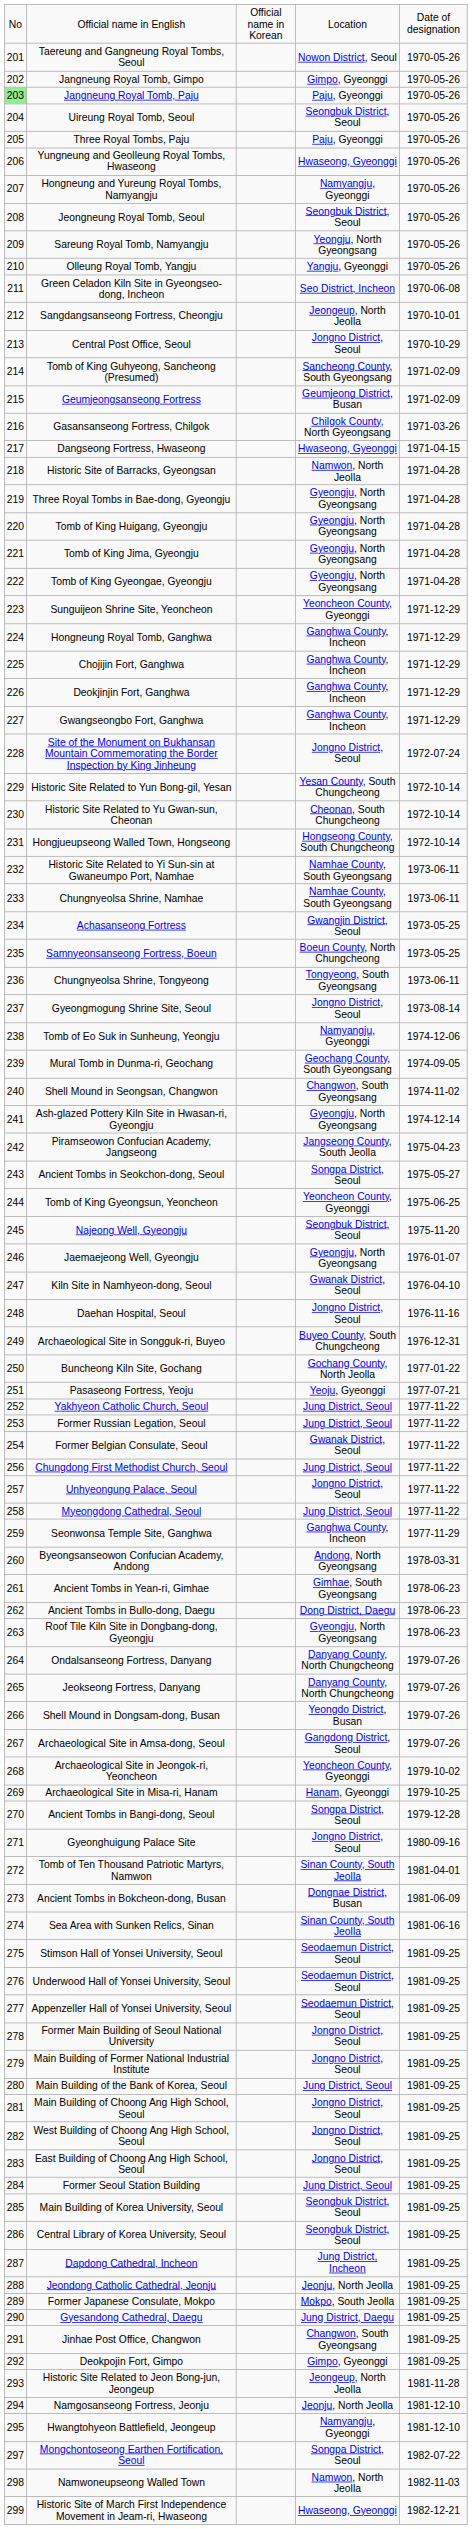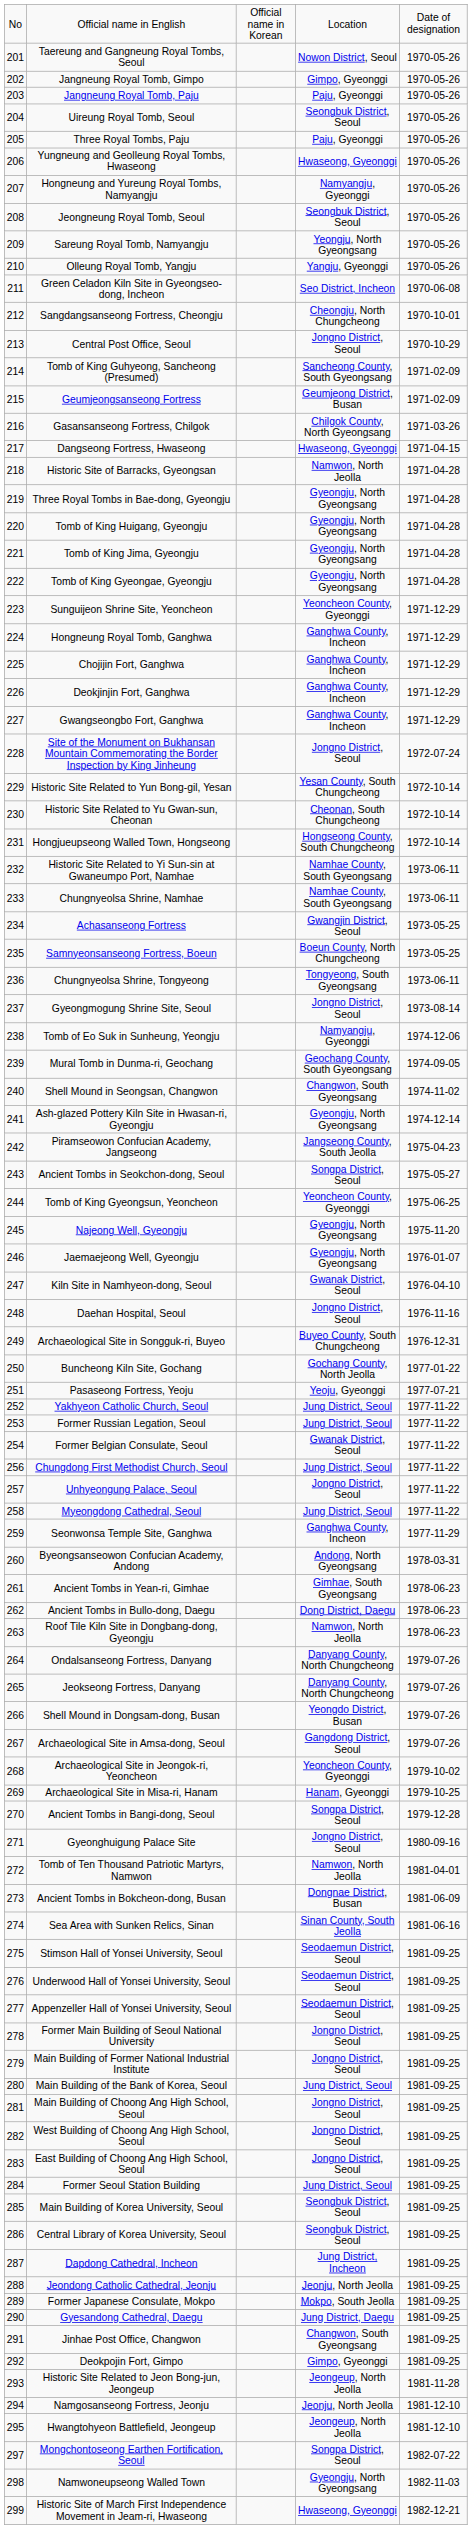(15, 95) lightgreen background -> (15, 95) no background
(347, 316) Jeongeup, North Jeolla -> (347, 316) Cheongju, North Chungcheong
(347, 1230) Seongbuk District, Seoul -> (347, 1230) Gyeongju, North Gyeongsang
(347, 1632) Gyeongju, North Gyeongsang -> (347, 1632) Namwon, North Jeolla
(347, 1870) Sinan County, South Jeolla -> (347, 1870) Namwon, North Jeolla
(347, 2427) Namyangju, Gyeonggi -> (347, 2427) Jeongeup, North Jeolla
(347, 2482) Namwon, North Jeolla -> (347, 2482) Gyeongju, North Gyeongsang
